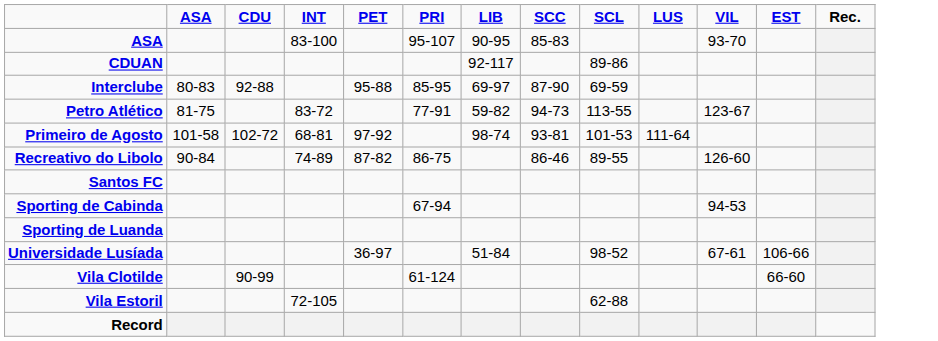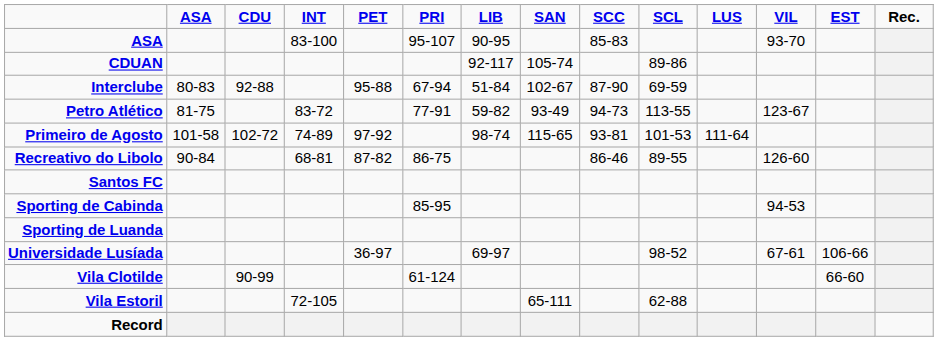+ column: (550, 17)
(432, 88) 85-95 -> (432, 88) 67-94
(491, 88) 69-97 -> (491, 88) 51-84
(314, 135) 68-81 -> (314, 135) 74-89
(314, 159) 74-89 -> (314, 159) 68-81
(432, 206) 67-94 -> (432, 206) 85-95
(491, 253) 51-84 -> (491, 253) 69-97
